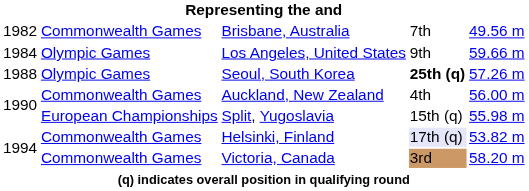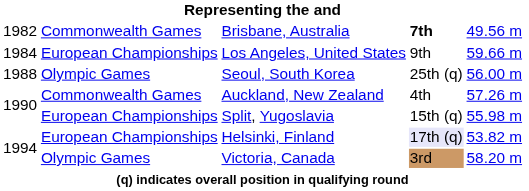(420, 31) normal -> (421, 31) bold
(96, 52) Olympic Games -> (129, 52) European Championships
(438, 73) bold -> (436, 73) normal
(497, 73) 57.26 m -> (494, 73) 56.00 m
(497, 95) 56.00 m -> (494, 95) 57.26 m
(121, 137) Commonwealth Games -> (129, 137) European Championships
(121, 158) Commonwealth Games -> (96, 158) Olympic Games
